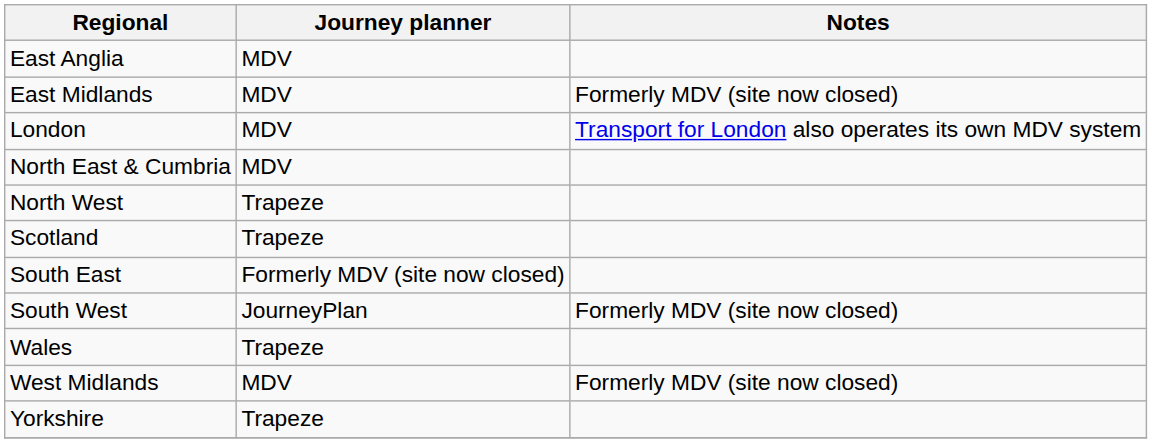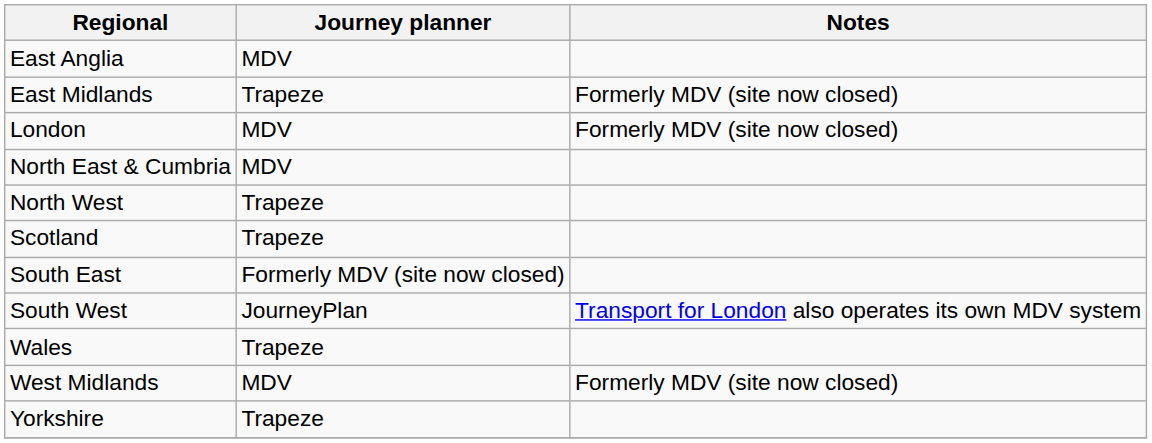(267, 94) MDV -> (283, 94) Trapeze
(858, 130) Transport for London also operates its own MDV system -> (737, 130) Formerly MDV (site now closed)
(737, 310) Formerly MDV (site now closed) -> (858, 310) Transport for London also operates its own MDV system
